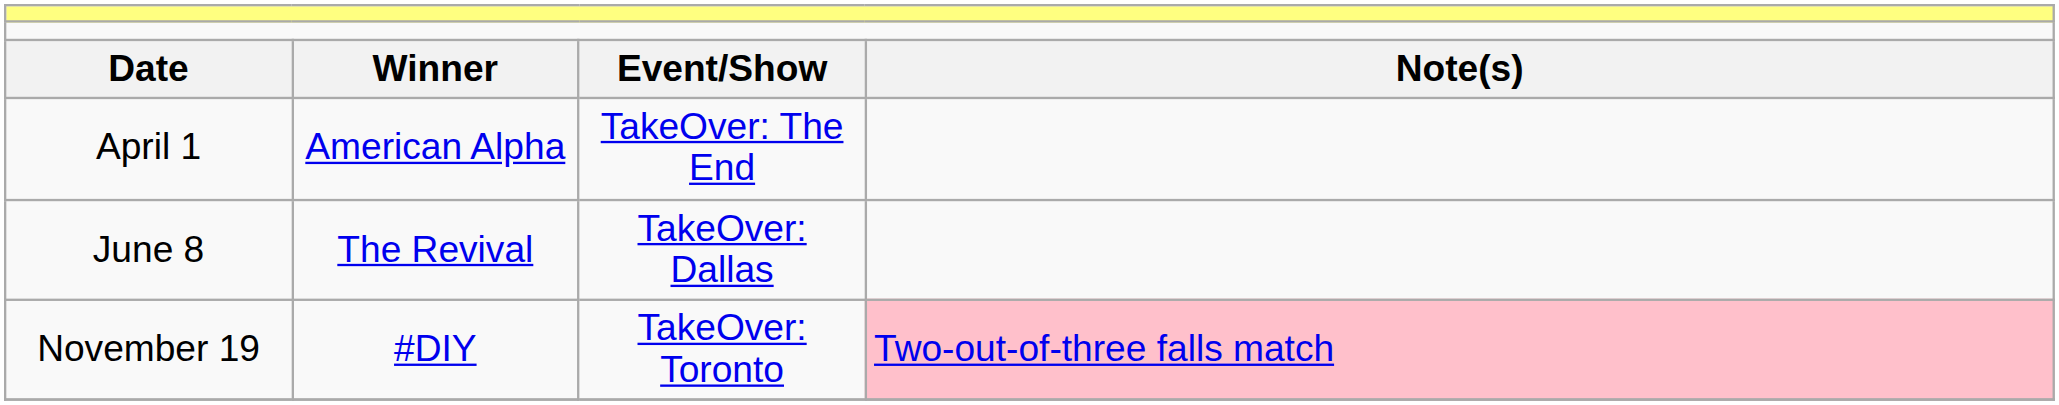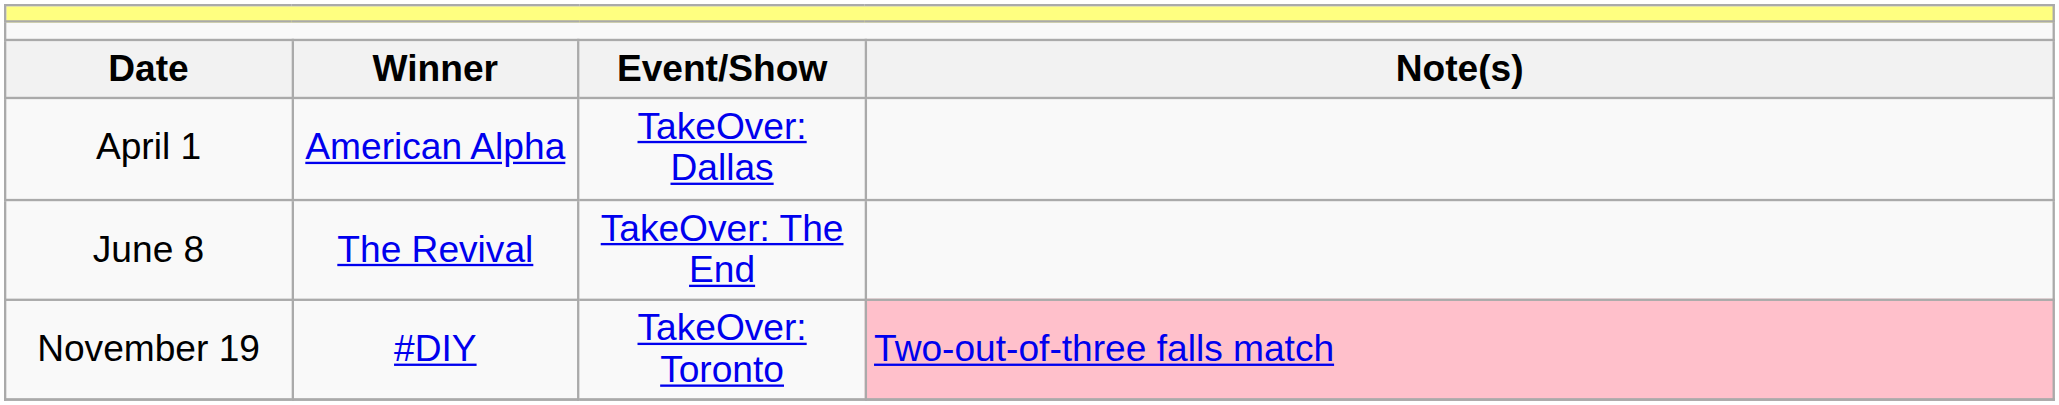(722, 147) TakeOver: The End -> (722, 147) TakeOver: Dallas
(722, 248) TakeOver: Dallas -> (722, 248) TakeOver: The End
